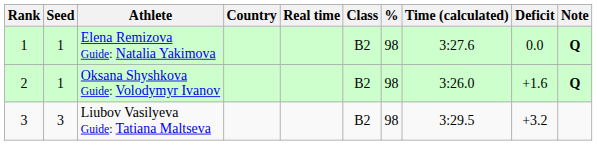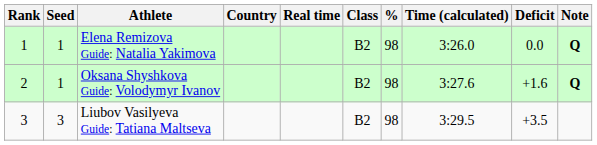(457, 45) 3:27.6 -> (457, 45) 3:26.0
(457, 83) 3:26.0 -> (457, 83) 3:27.6
(535, 120) +3.2 -> (535, 120) +3.5
